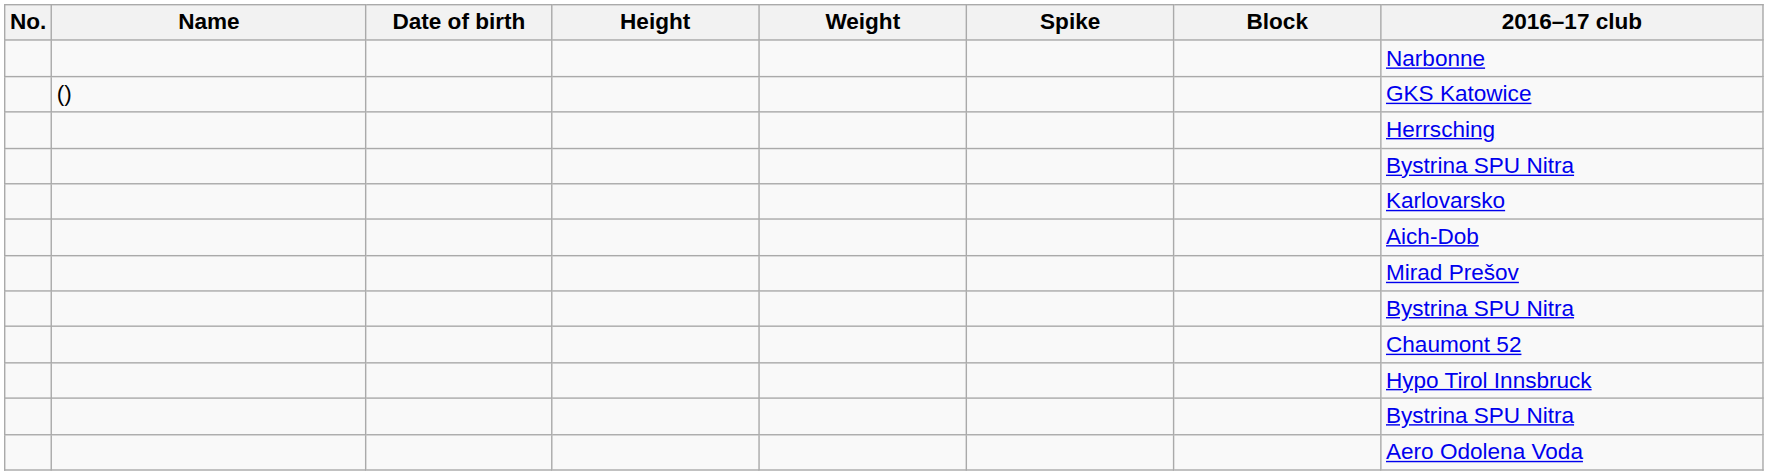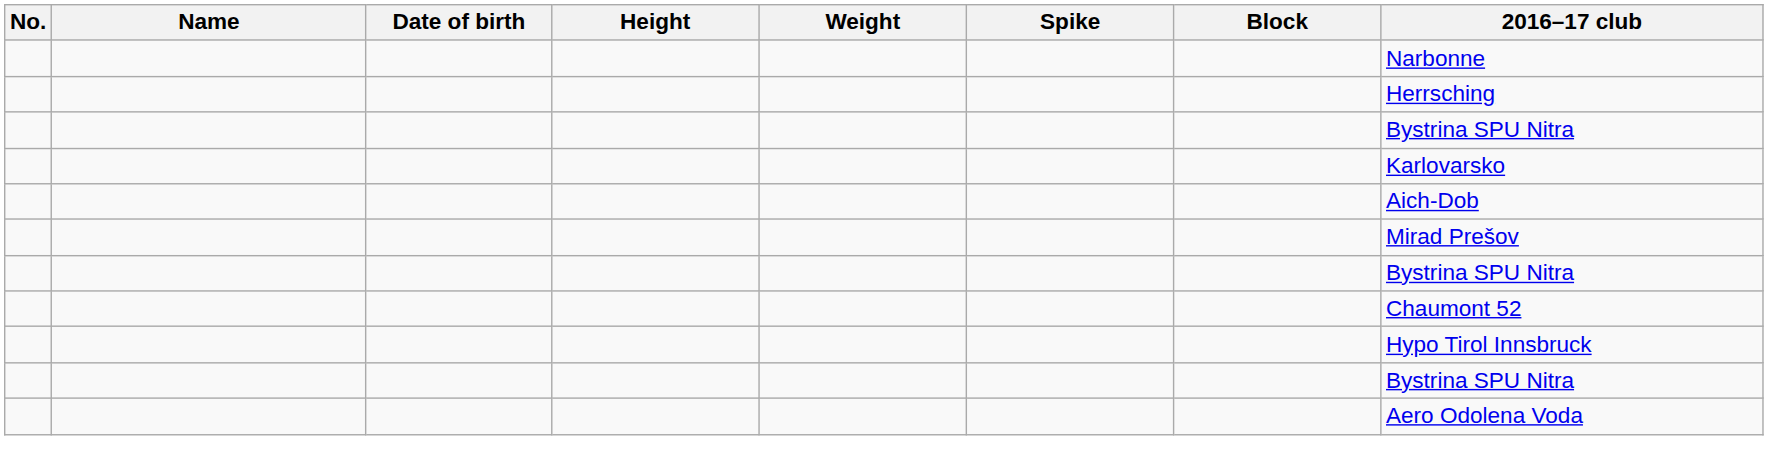- row: (28, 94)
